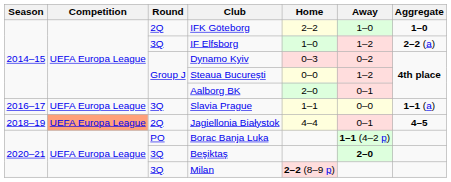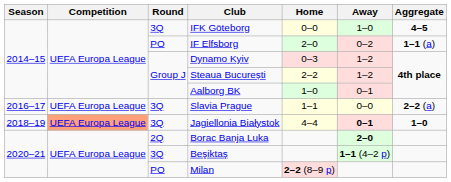(157, 28) 2Q -> (157, 28) 3Q
(309, 28) 2–2 -> (309, 28) 0–0
(419, 28) 1–0 -> (419, 28) 4–5
(157, 43) 3Q -> (157, 43) PO
(309, 43) 1–0 -> (309, 43) 2–0
(365, 43) 1–2 -> (365, 43) 0–2
(419, 43) 2–2 (a) -> (419, 43) 1–1 (a)
(365, 59) 0–2 -> (365, 59) 1–2
(309, 75) 0–0 -> (309, 75) 2–2
(309, 91) 2–0 -> (309, 91) 1–0
(419, 106) 1–1 (a) -> (419, 106) 2–2 (a)
(157, 122) 2Q -> (157, 122) 3Q
(365, 122) normal -> (365, 122) bold
(419, 122) 4–5 -> (419, 122) 1–0
(157, 138) PO -> (157, 138) 2Q
(365, 138) 1–1 (4–2 p) -> (365, 138) 2–0
(365, 153) 2–0 -> (365, 153) 1–1 (4–2 p)
(157, 169) 3Q -> (157, 169) PO
